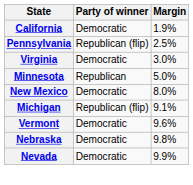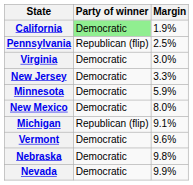(101, 28) no background -> (101, 28) lightgreen background
+ row: (39, 76)
(101, 76) Republican -> (101, 92) Democratic
(165, 76) 5.0% -> (165, 92) 5.9%
